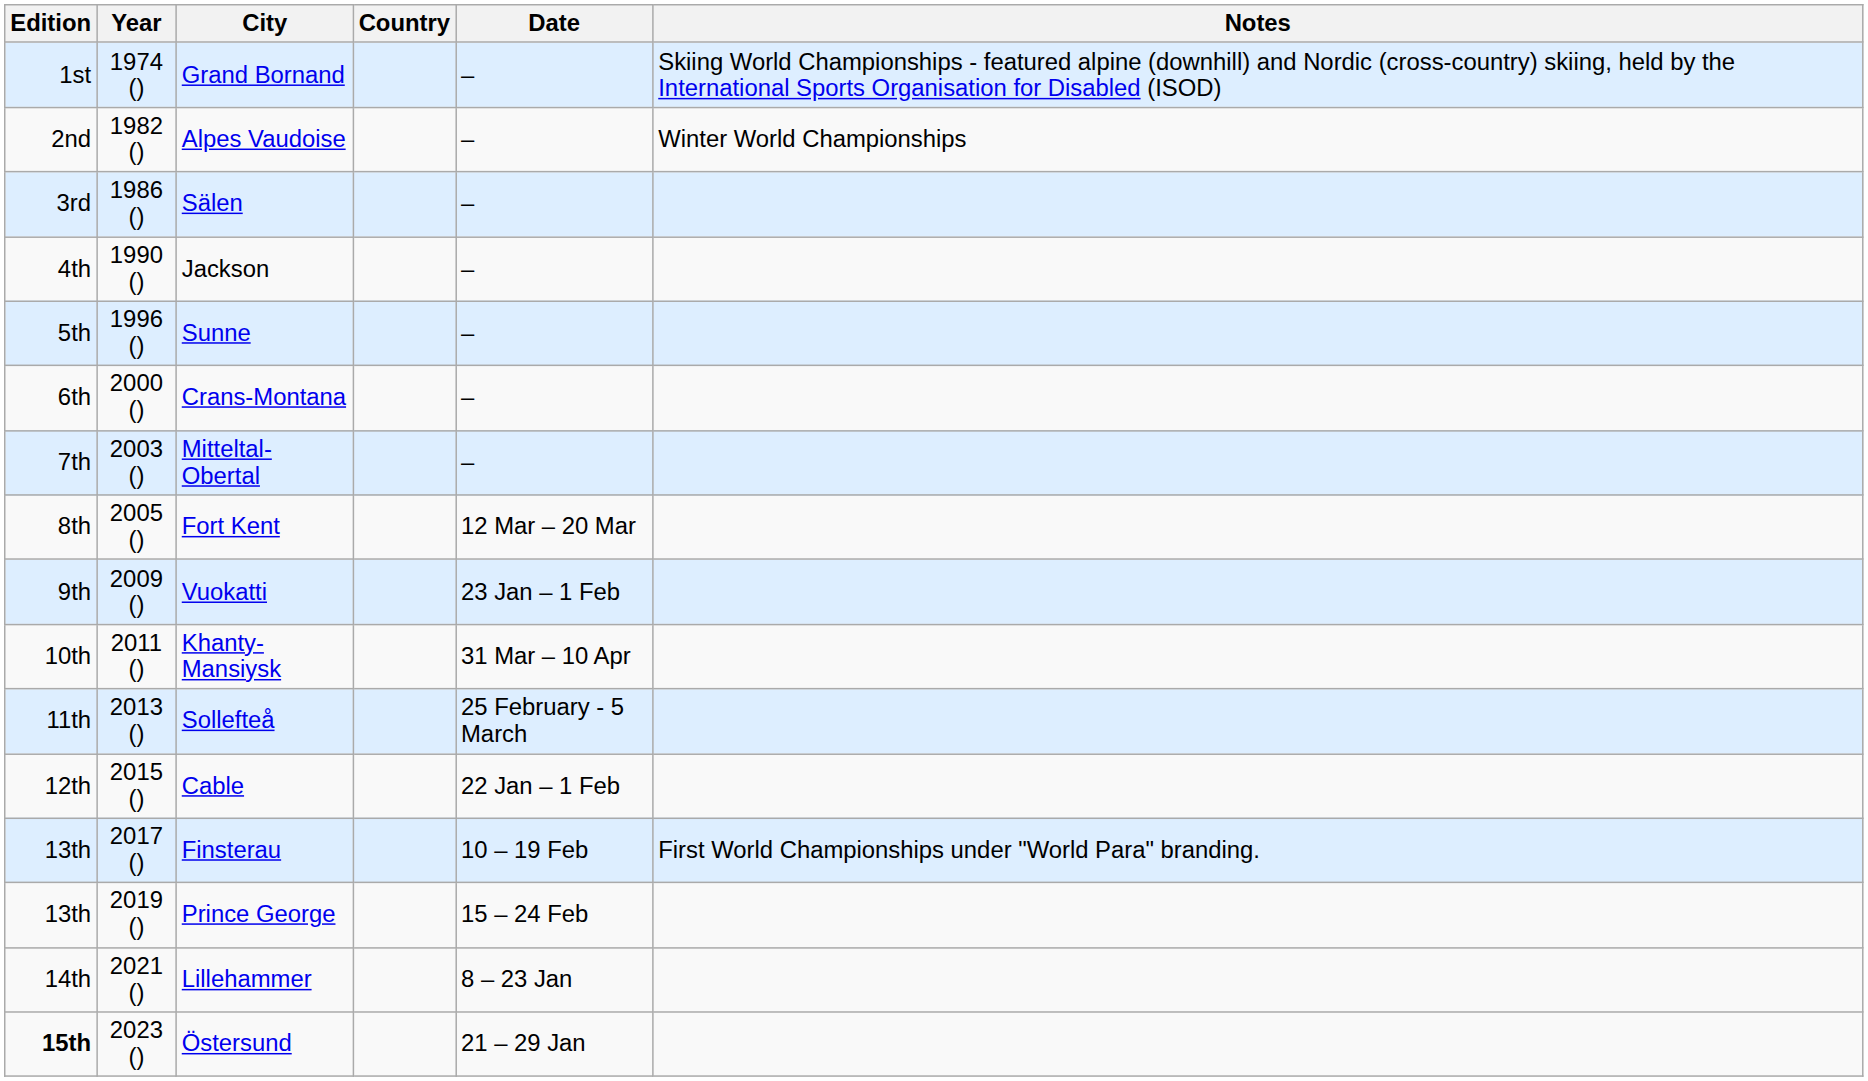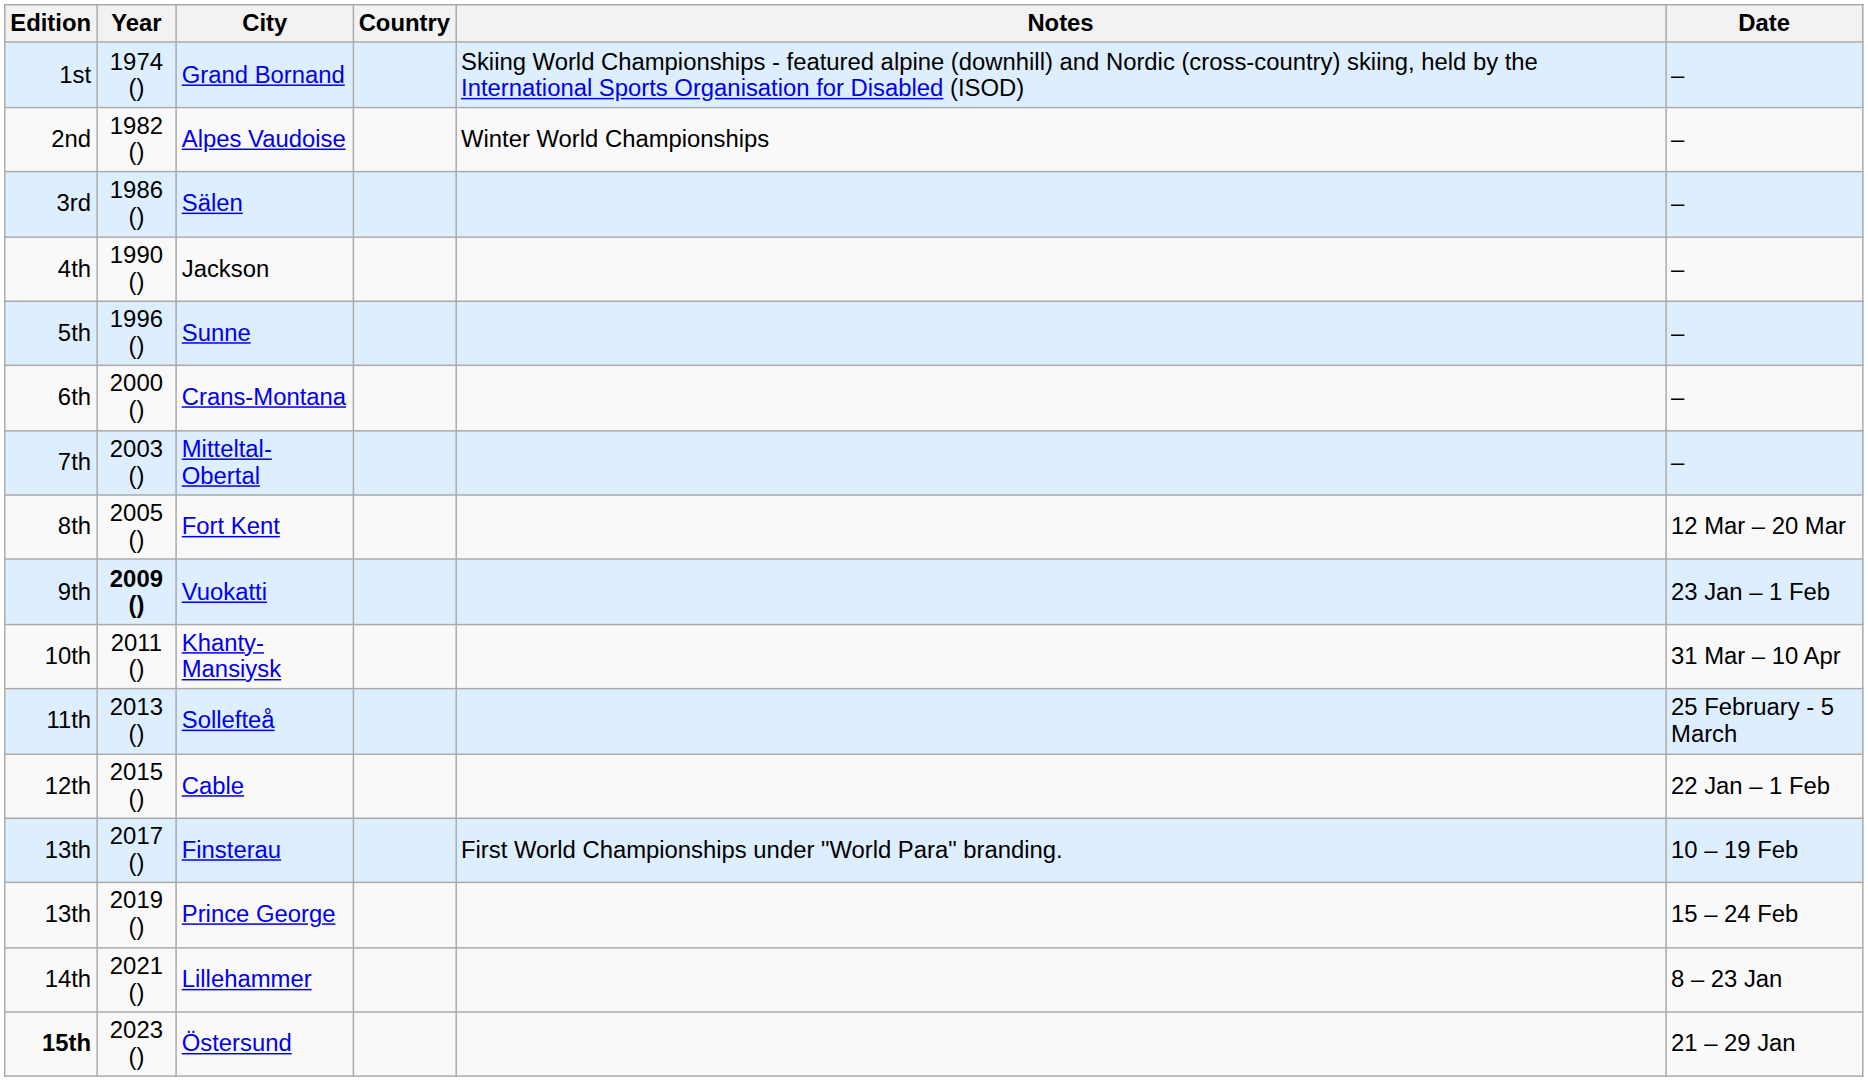columns swapped: (554, 23) <-> (1258, 23)
(136, 591) normal -> (136, 591) bold
